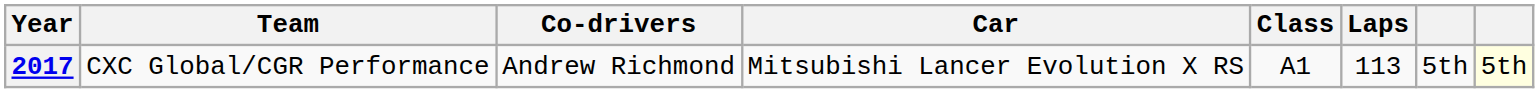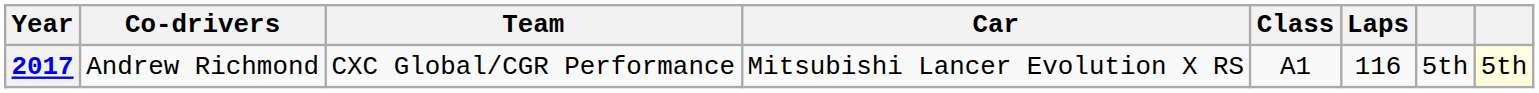columns swapped: (288, 26) <-> (619, 26)
(1378, 66) 113 -> (1378, 66) 116
